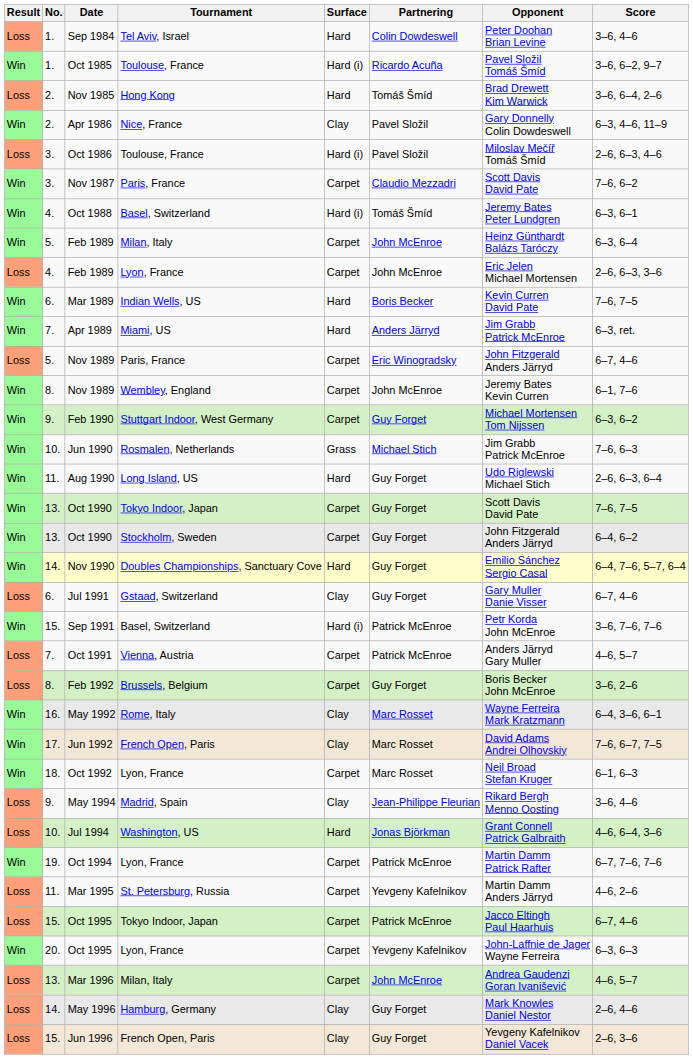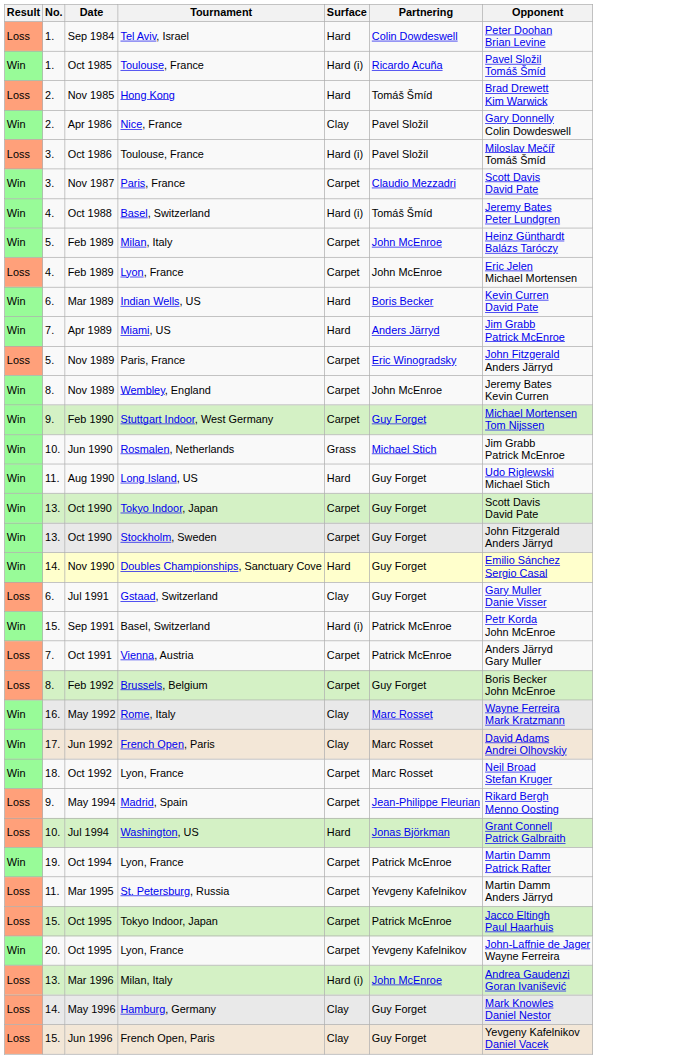- column: (641, 13)
(338, 803) Clay -> (343, 803) Carpet
(343, 980) Carpet -> (345, 980) Hard (i)
